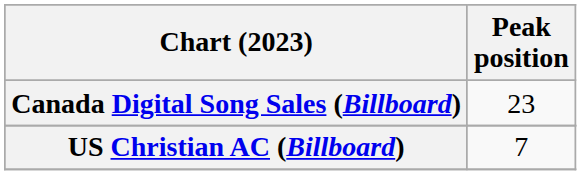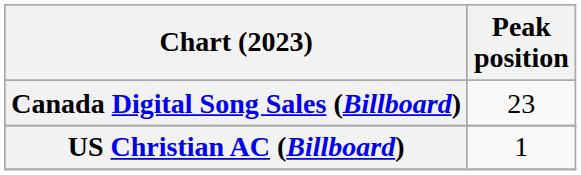(521, 147) 7 -> (521, 147) 1
